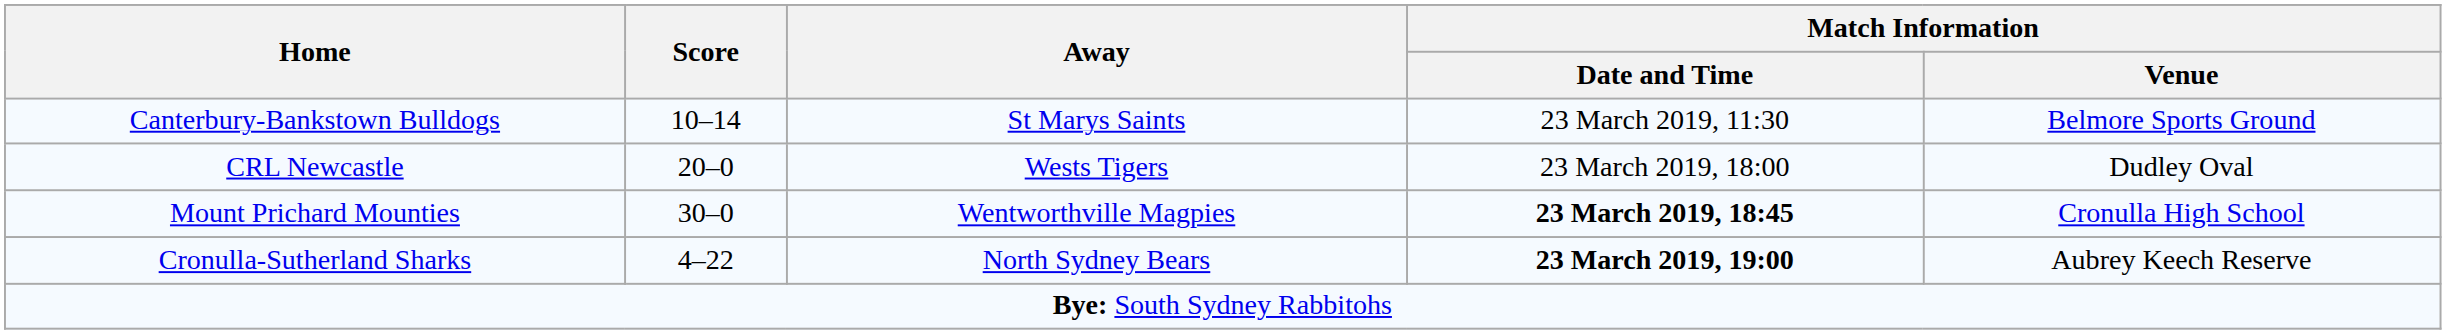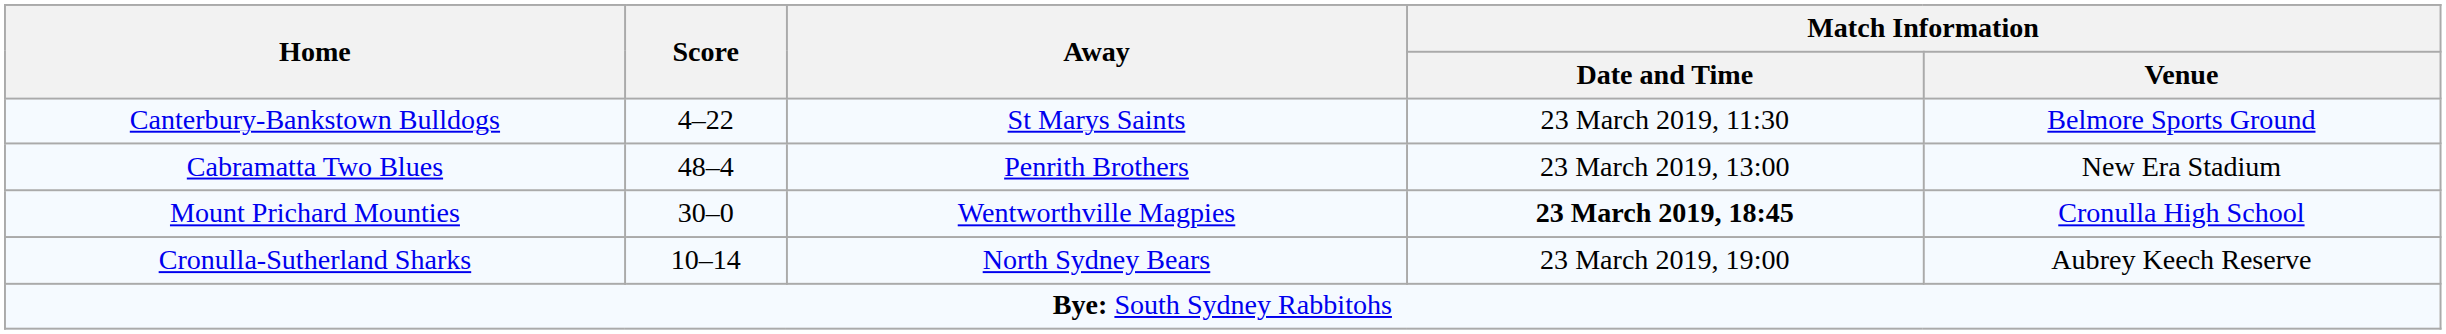(706, 120) 10–14 -> (706, 120) 4–22
+ row: (315, 166)
- row: (315, 166)
(706, 259) 4–22 -> (706, 259) 10–14
(1665, 259) bold -> (1665, 259) normal
